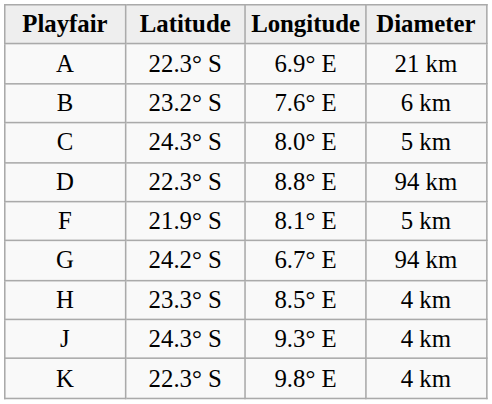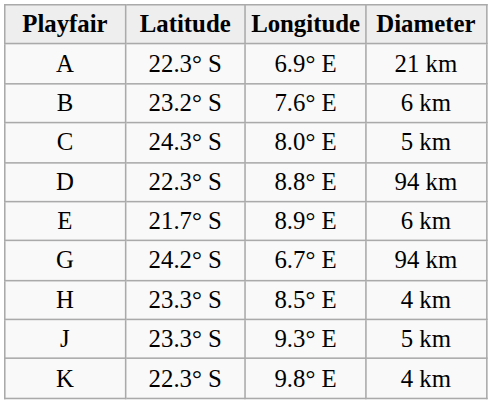+ row: (65, 220)
- row: (65, 220)
(185, 338) 24.3° S -> (185, 338) 23.3° S
(426, 338) 4 km -> (426, 338) 5 km
